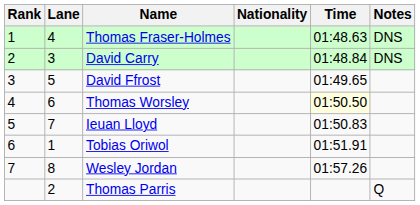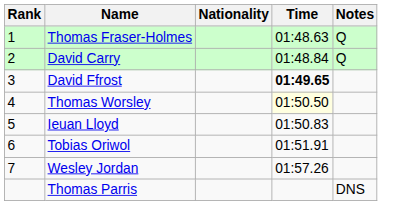- column: (64, 15)
(388, 37) DNS -> (341, 37) Q
(388, 59) DNS -> (341, 59) Q
(340, 80) normal -> (302, 80) bold
(379, 189) Q -> (350, 189) DNS
